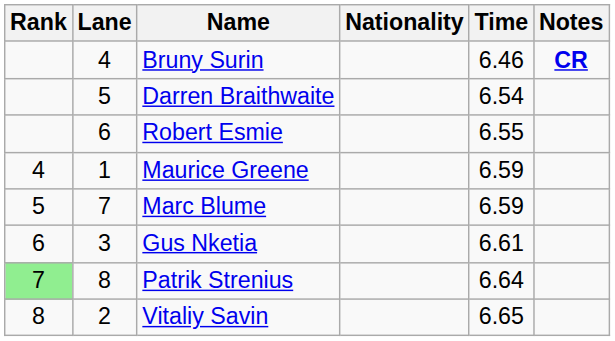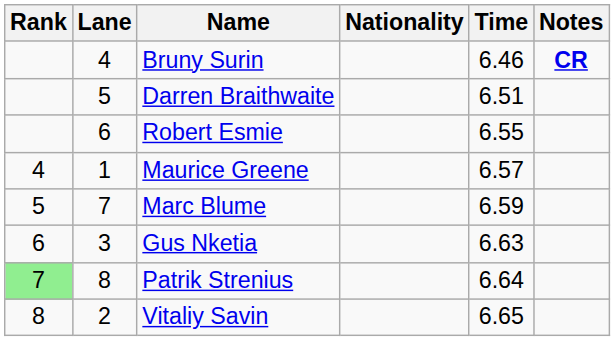(501, 96) 6.54 -> (501, 96) 6.51
(501, 170) 6.59 -> (501, 170) 6.57
(501, 243) 6.61 -> (501, 243) 6.63
